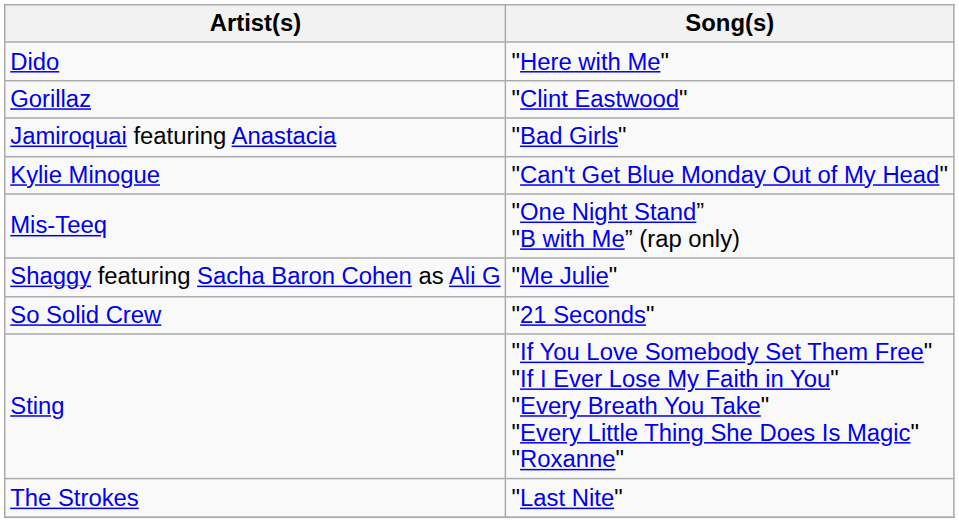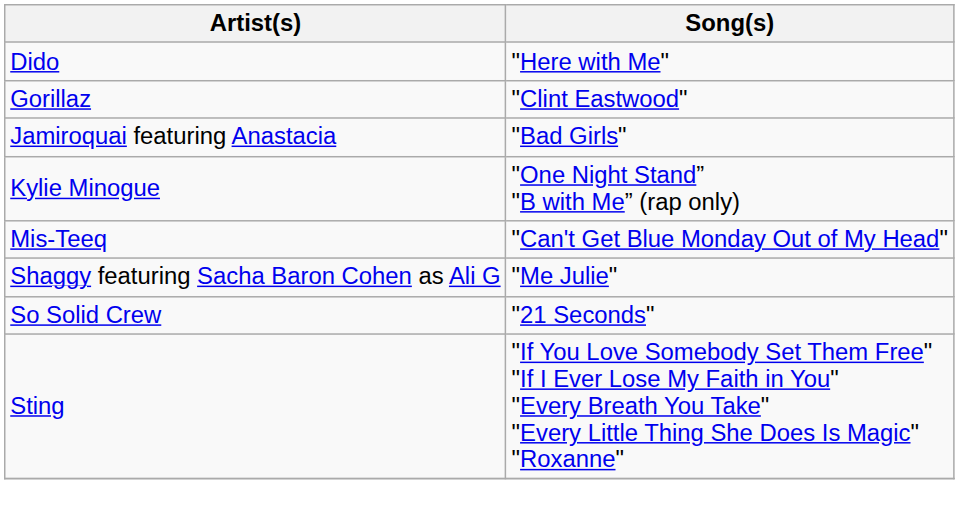(730, 174) "Can't Get Blue Monday Out of My Head" -> (626, 188) "One Night Stand” "B with Me” (rap only)
(626, 225) "One Night Stand” "B with Me” (rap only) -> (730, 239) "Can't Get Blue Monday Out of My Head"
- row: (75, 497)
